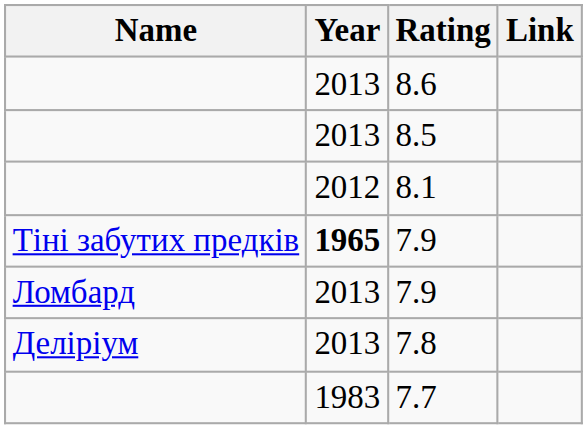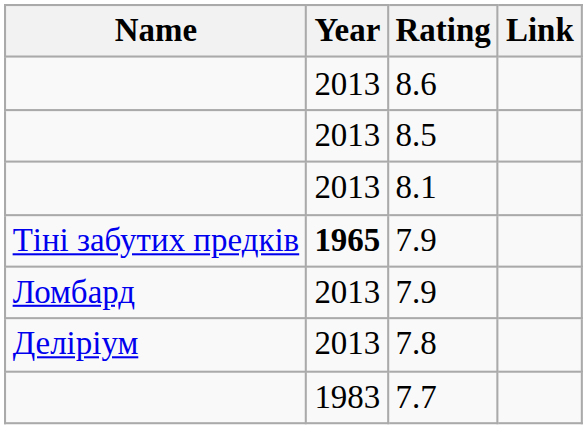(347, 187) 2012 -> (347, 187) 2013
